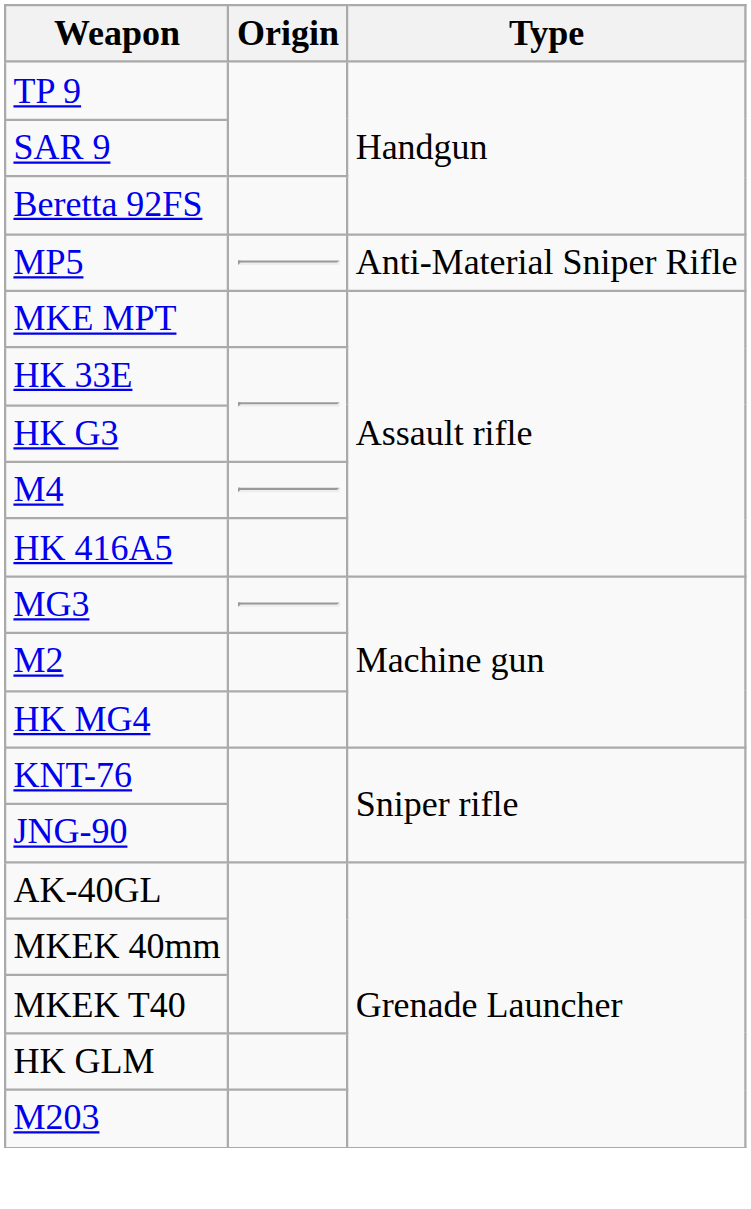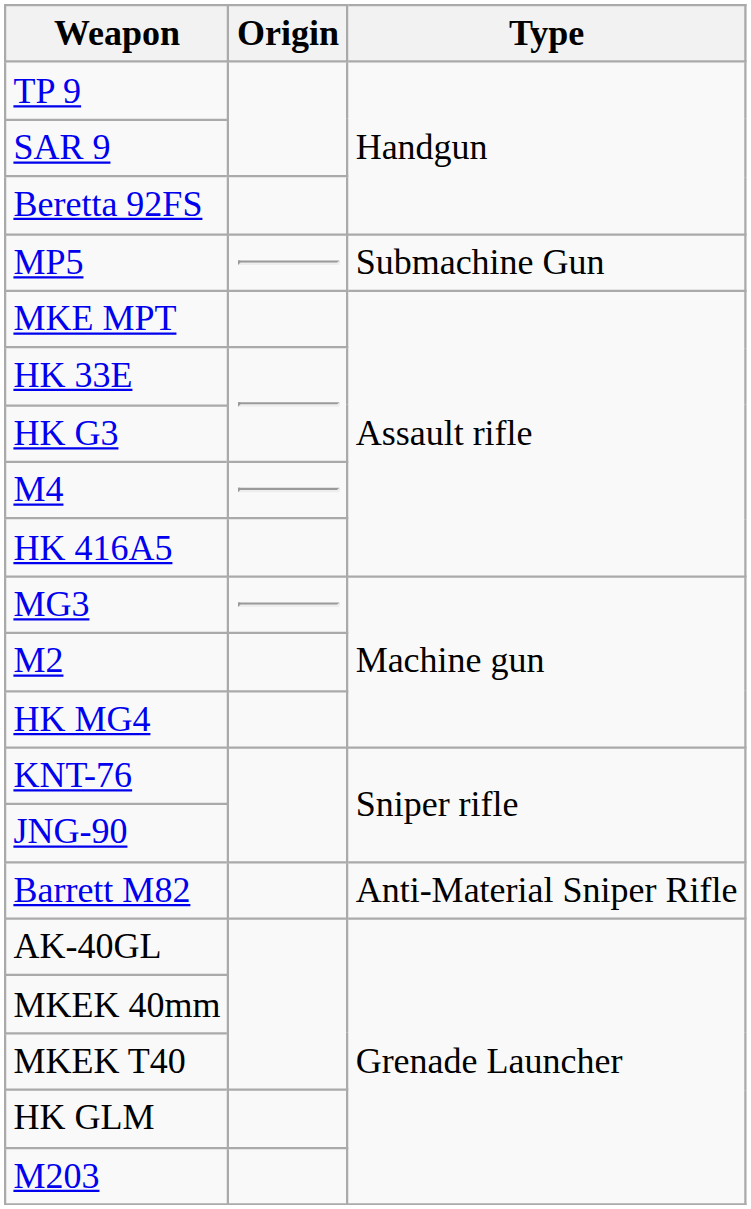(547, 261) Anti-Material Sniper Rifle -> (480, 261) Submachine Gun
+ row: (102, 889)
